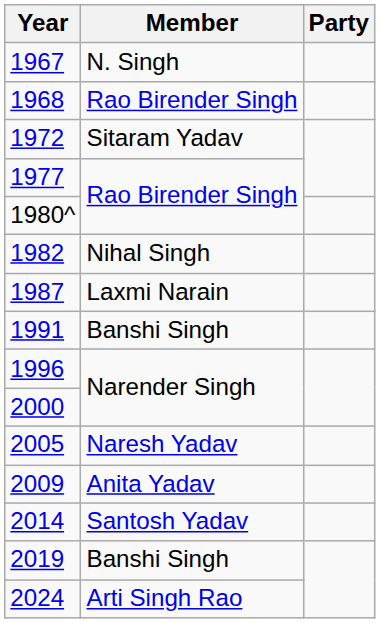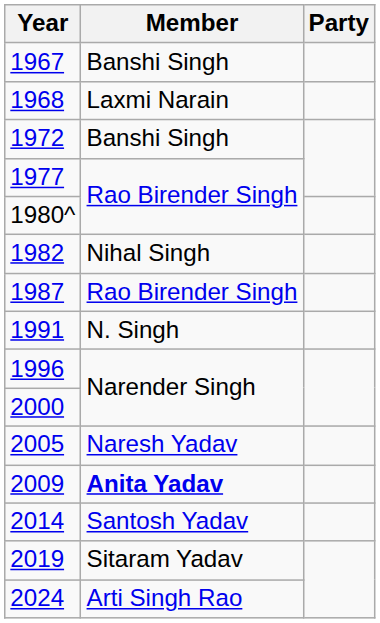(133, 61) N. Singh -> (158, 61) Banshi Singh
(192, 100) Rao Birender Singh -> (158, 100) Laxmi Narain
(165, 138) Sitaram Yadav -> (158, 138) Banshi Singh
(158, 291) Laxmi Narain -> (192, 291) Rao Birender Singh
(158, 330) Banshi Singh -> (133, 330) N. Singh
(151, 483) normal -> (155, 483) bold
(158, 560) Banshi Singh -> (165, 560) Sitaram Yadav
